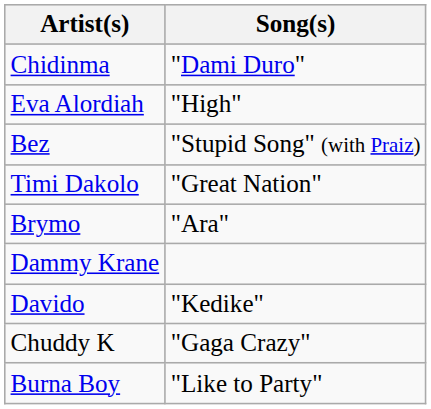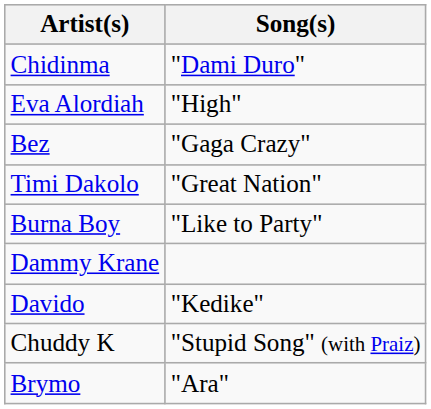(296, 143) "Stupid Song" (with Praiz) -> (241, 143) "Gaga Crazy"
rows swapped: (65, 382) <-> (45, 223)
(241, 343) "Gaga Crazy" -> (296, 343) "Stupid Song" (with Praiz)
